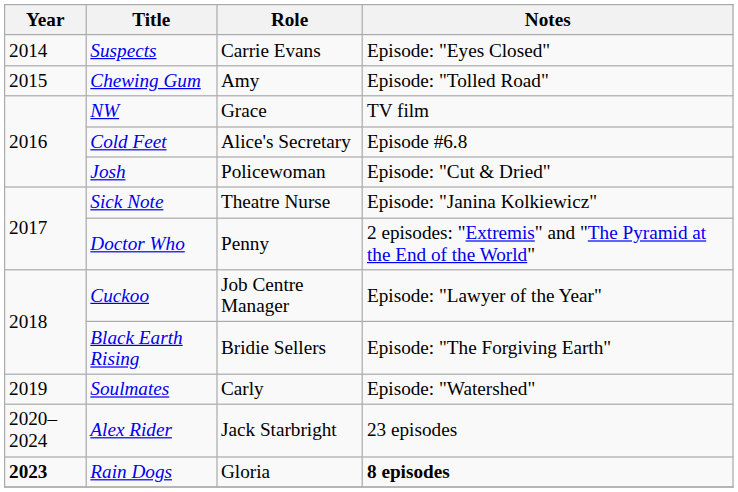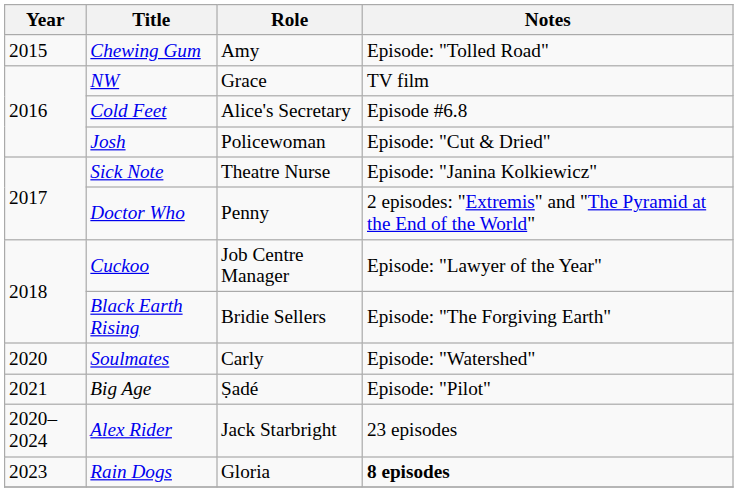- row: (123, 50)
(28, 389) 2019 -> (28, 358) 2020
+ row: (121, 389)
(28, 471) bold -> (28, 471) normal
